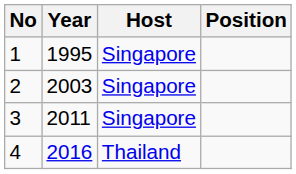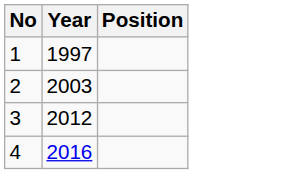- column: (149, 20)
(69, 53) 1995 -> (69, 53) 1997
(69, 119) 2011 -> (69, 119) 2012
